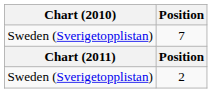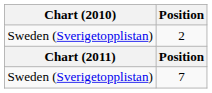rows swapped: (181, 77) <-> (181, 35)
